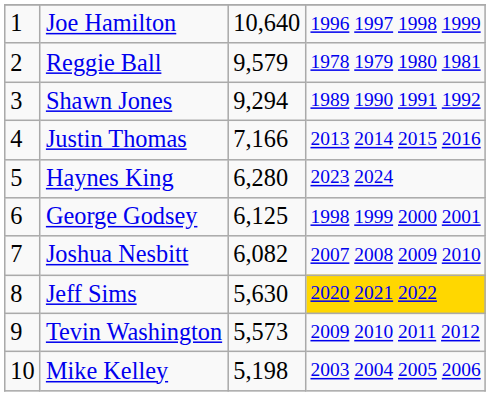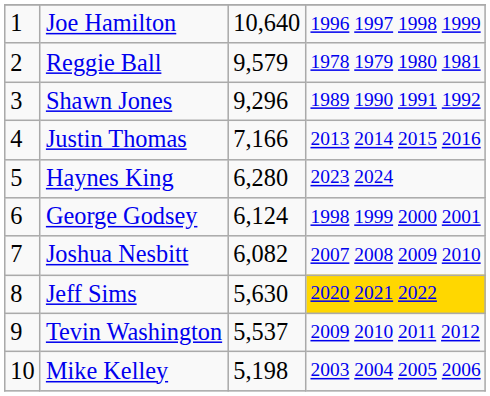(261, 100) 9,294 -> (261, 100) 9,296
(261, 216) 6,125 -> (261, 216) 6,124
(261, 332) 5,573 -> (261, 332) 5,537
